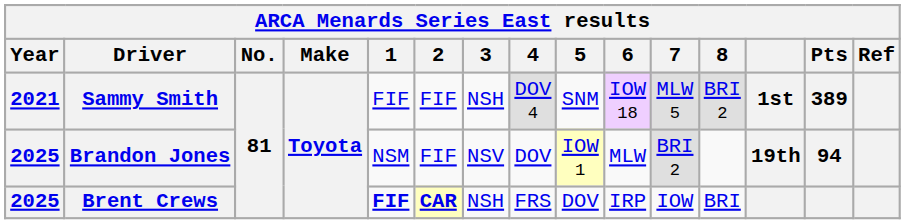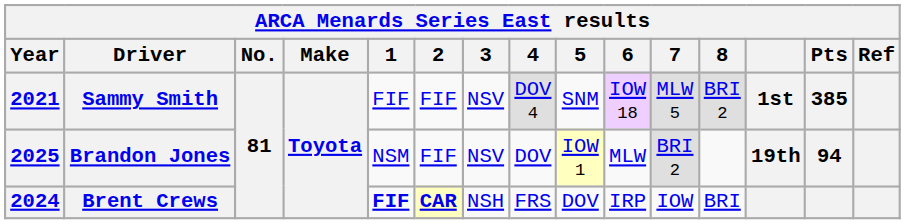(486, 100) NSH -> (486, 100) NSV
(829, 100) 389 -> (829, 100) 385
(35, 202) 2025 -> (35, 202) 2024
